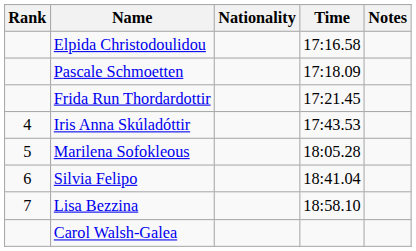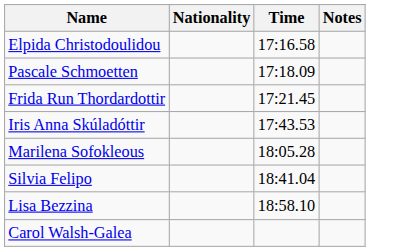- column: (27, 18)
